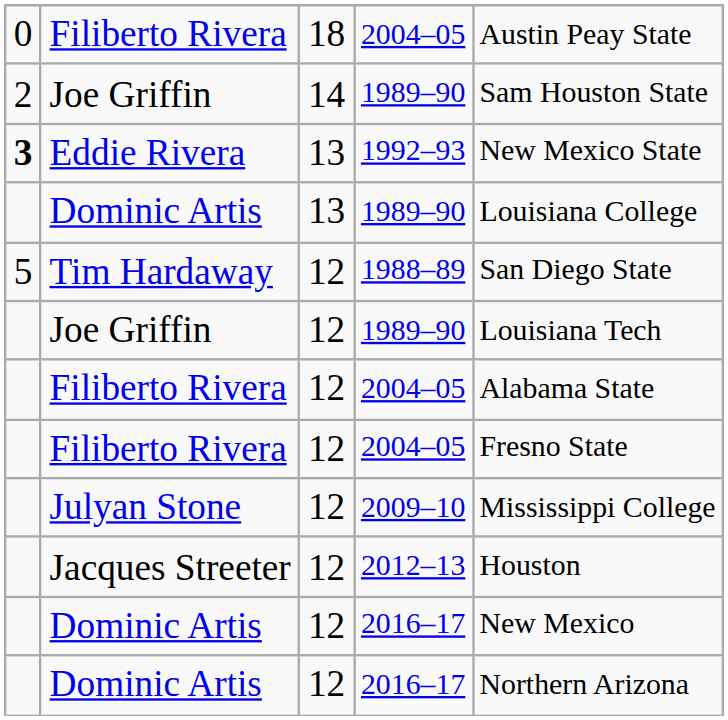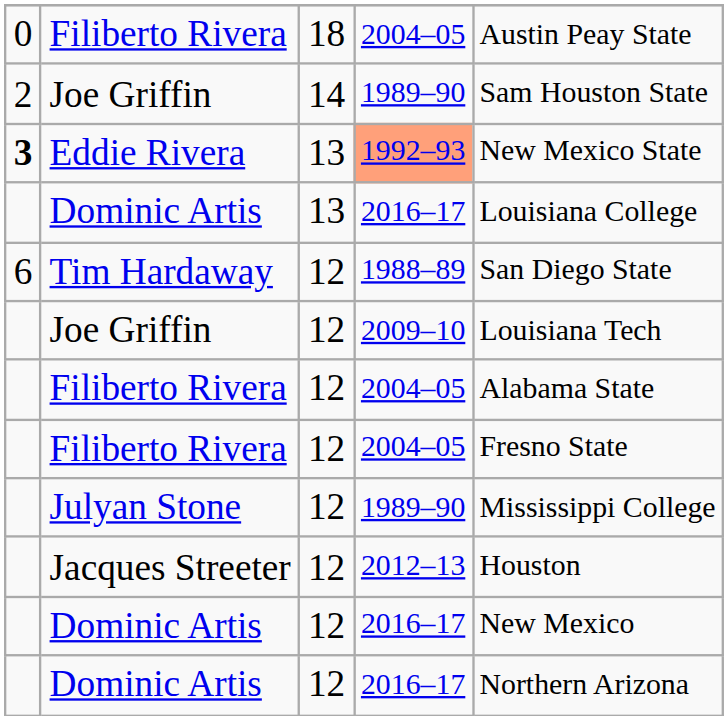(413, 152) no background -> (413, 152) lightsalmon background
(413, 211) 1989–90 -> (413, 211) 2016–17
(23, 270) 5 -> (23, 270) 6
(413, 329) 1989–90 -> (413, 329) 2009–10
(413, 507) 2009–10 -> (413, 507) 1989–90
